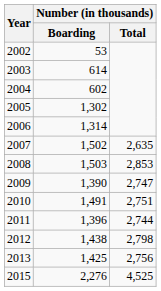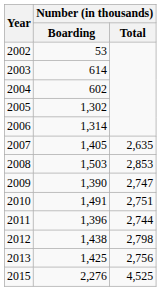(94, 145) 1,502 -> (94, 145) 1,405
